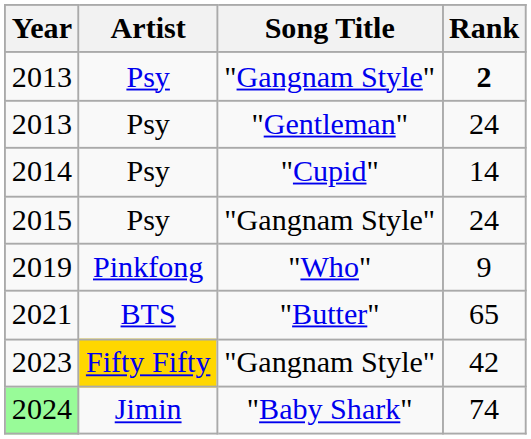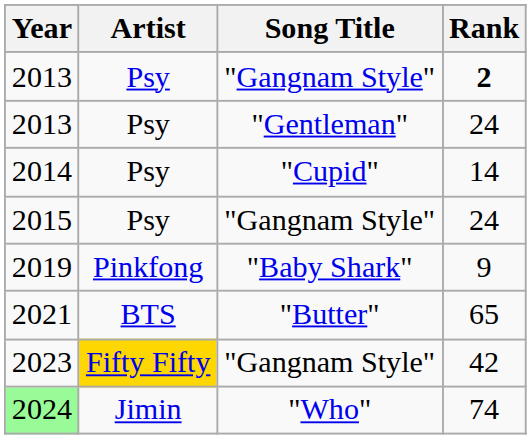(330, 266) "Who" -> (330, 266) "Baby Shark"
(330, 409) "Baby Shark" -> (330, 409) "Who"
